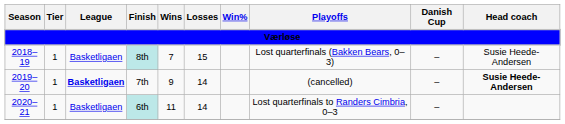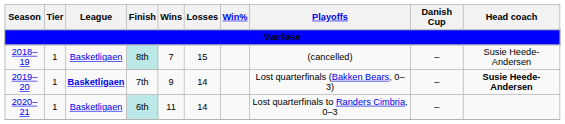(330, 58) Lost quarterfinals (Bakken Bears, 0–3) -> (330, 58) (cancelled)
(330, 83) (cancelled) -> (330, 83) Lost quarterfinals (Bakken Bears, 0–3)
